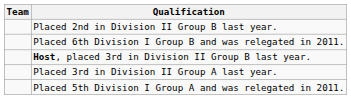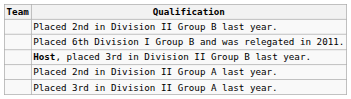+ row: (155, 72)
- row: (189, 87)
